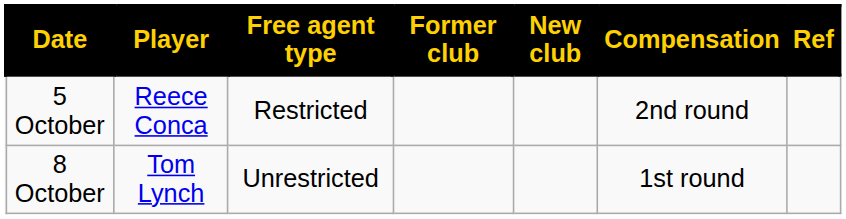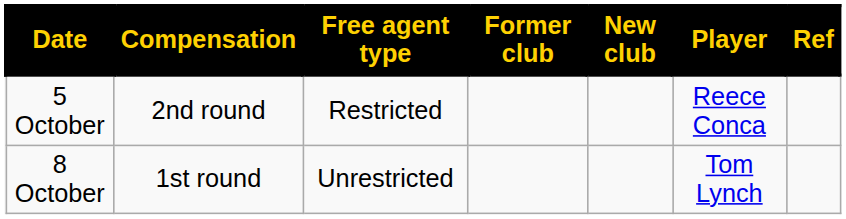columns swapped: (171, 40) <-> (692, 40)
